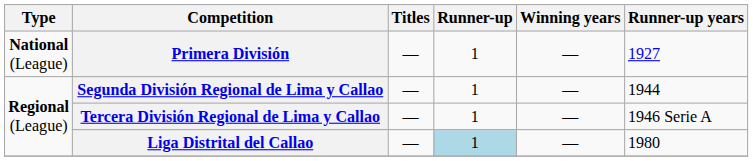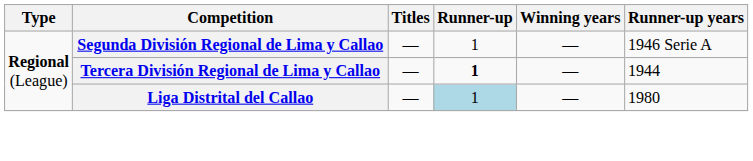- row: (230, 54)
(644, 90) 1944 -> (670, 44) 1946 Serie A
(475, 116) normal -> (475, 71) bold
(670, 116) 1946 Serie A -> (644, 71) 1944
